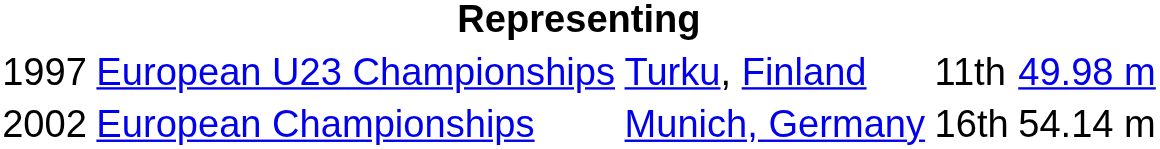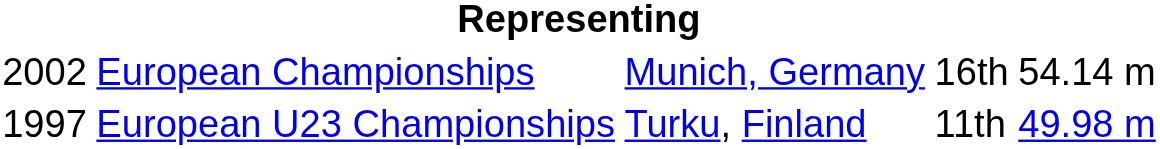rows swapped: (356, 72) <-> (315, 124)
